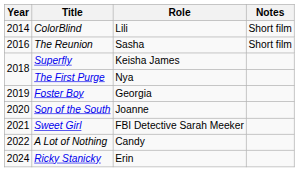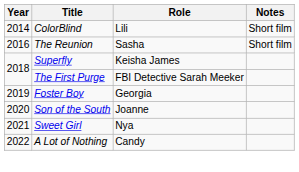(124, 77) Nya -> (179, 77) FBI Detective Sarah Meeker
(179, 126) FBI Detective Sarah Meeker -> (124, 126) Nya
- row: (67, 158)
